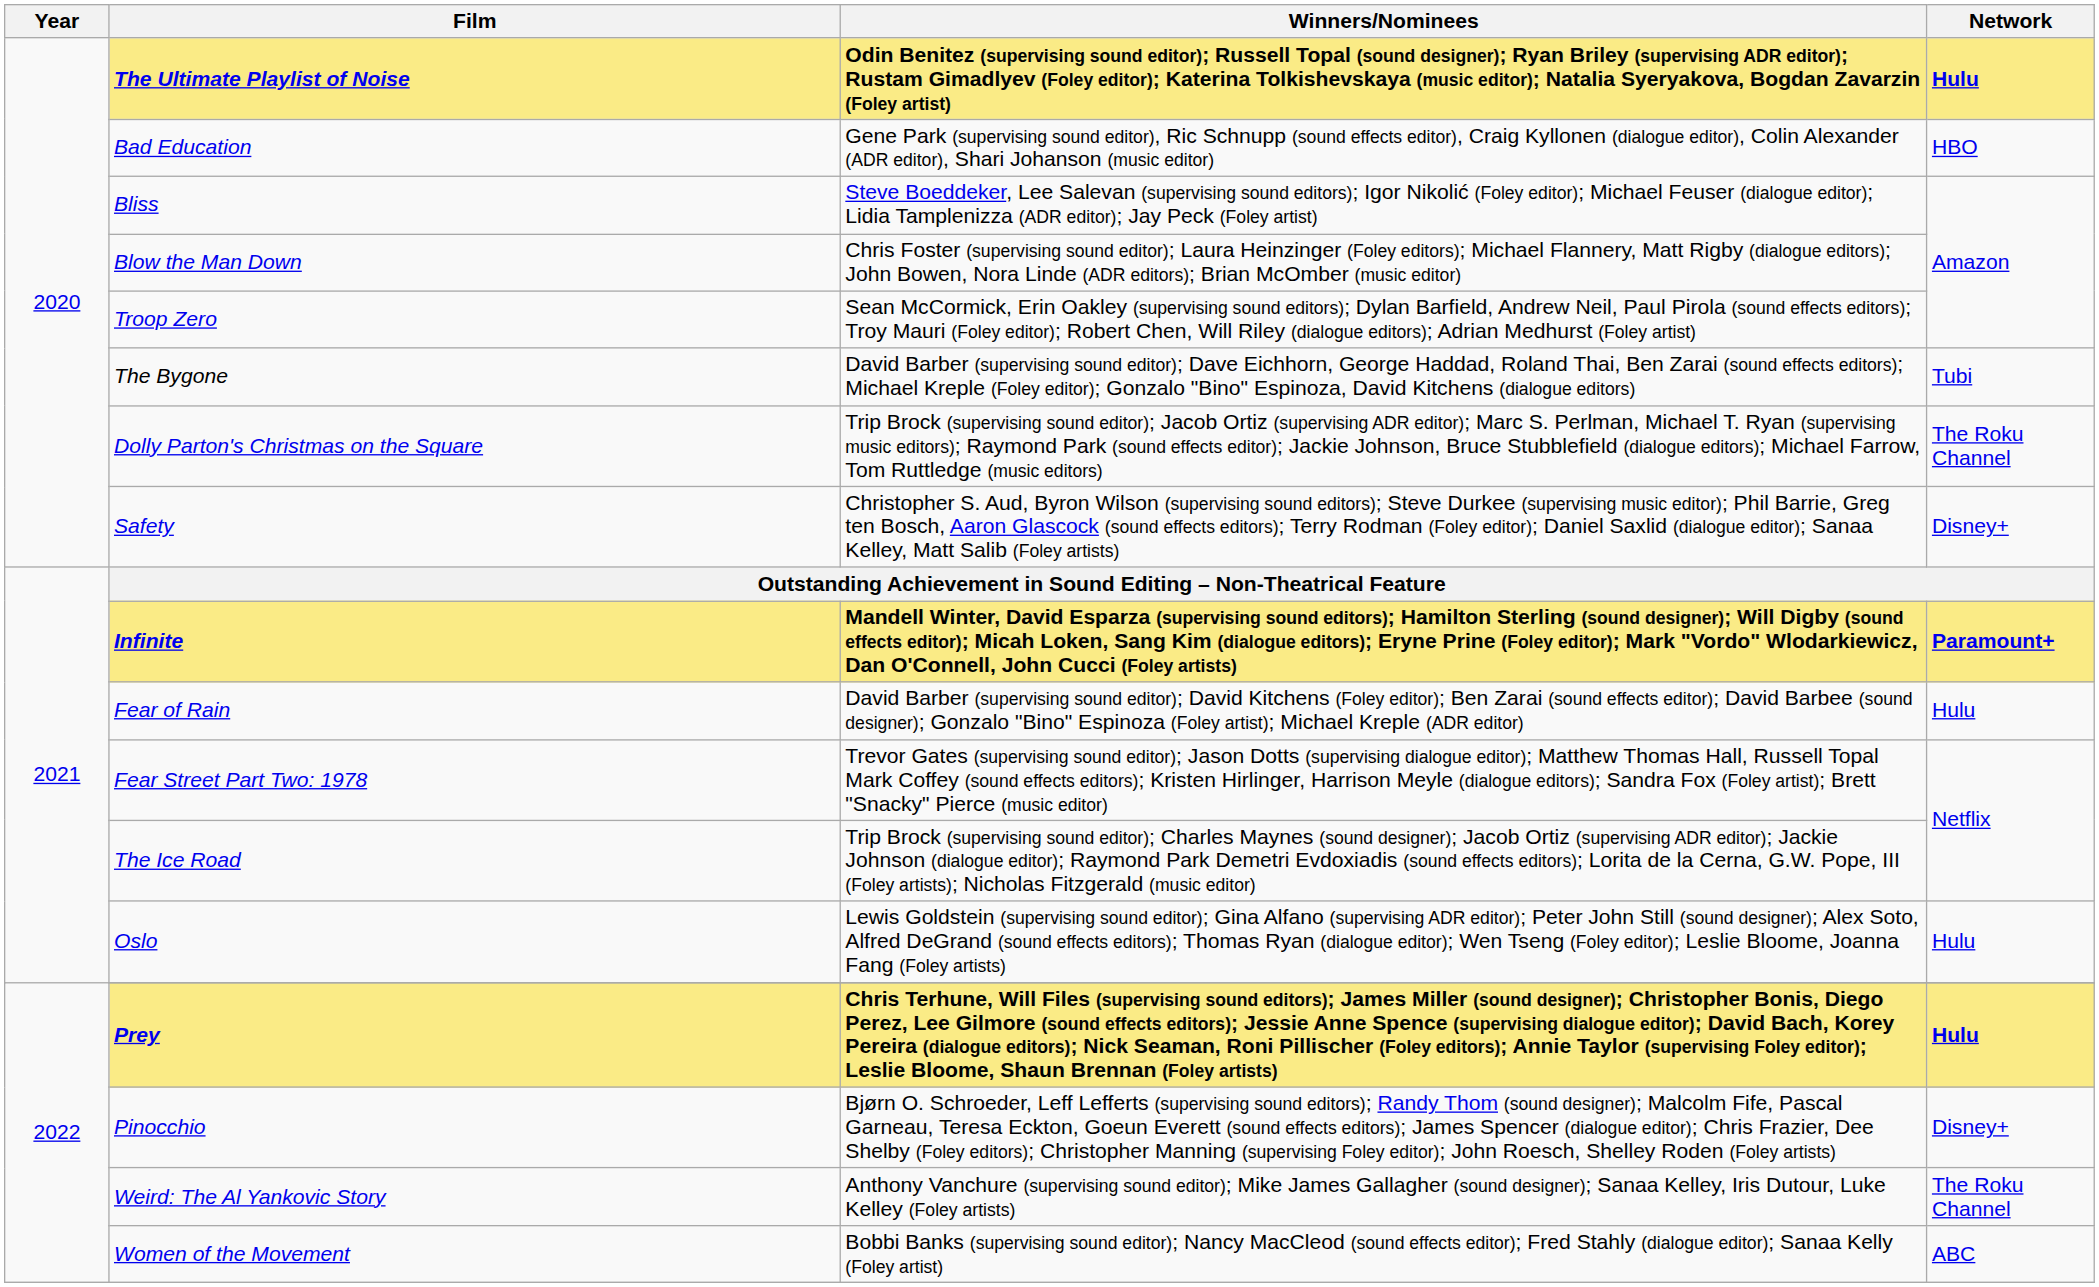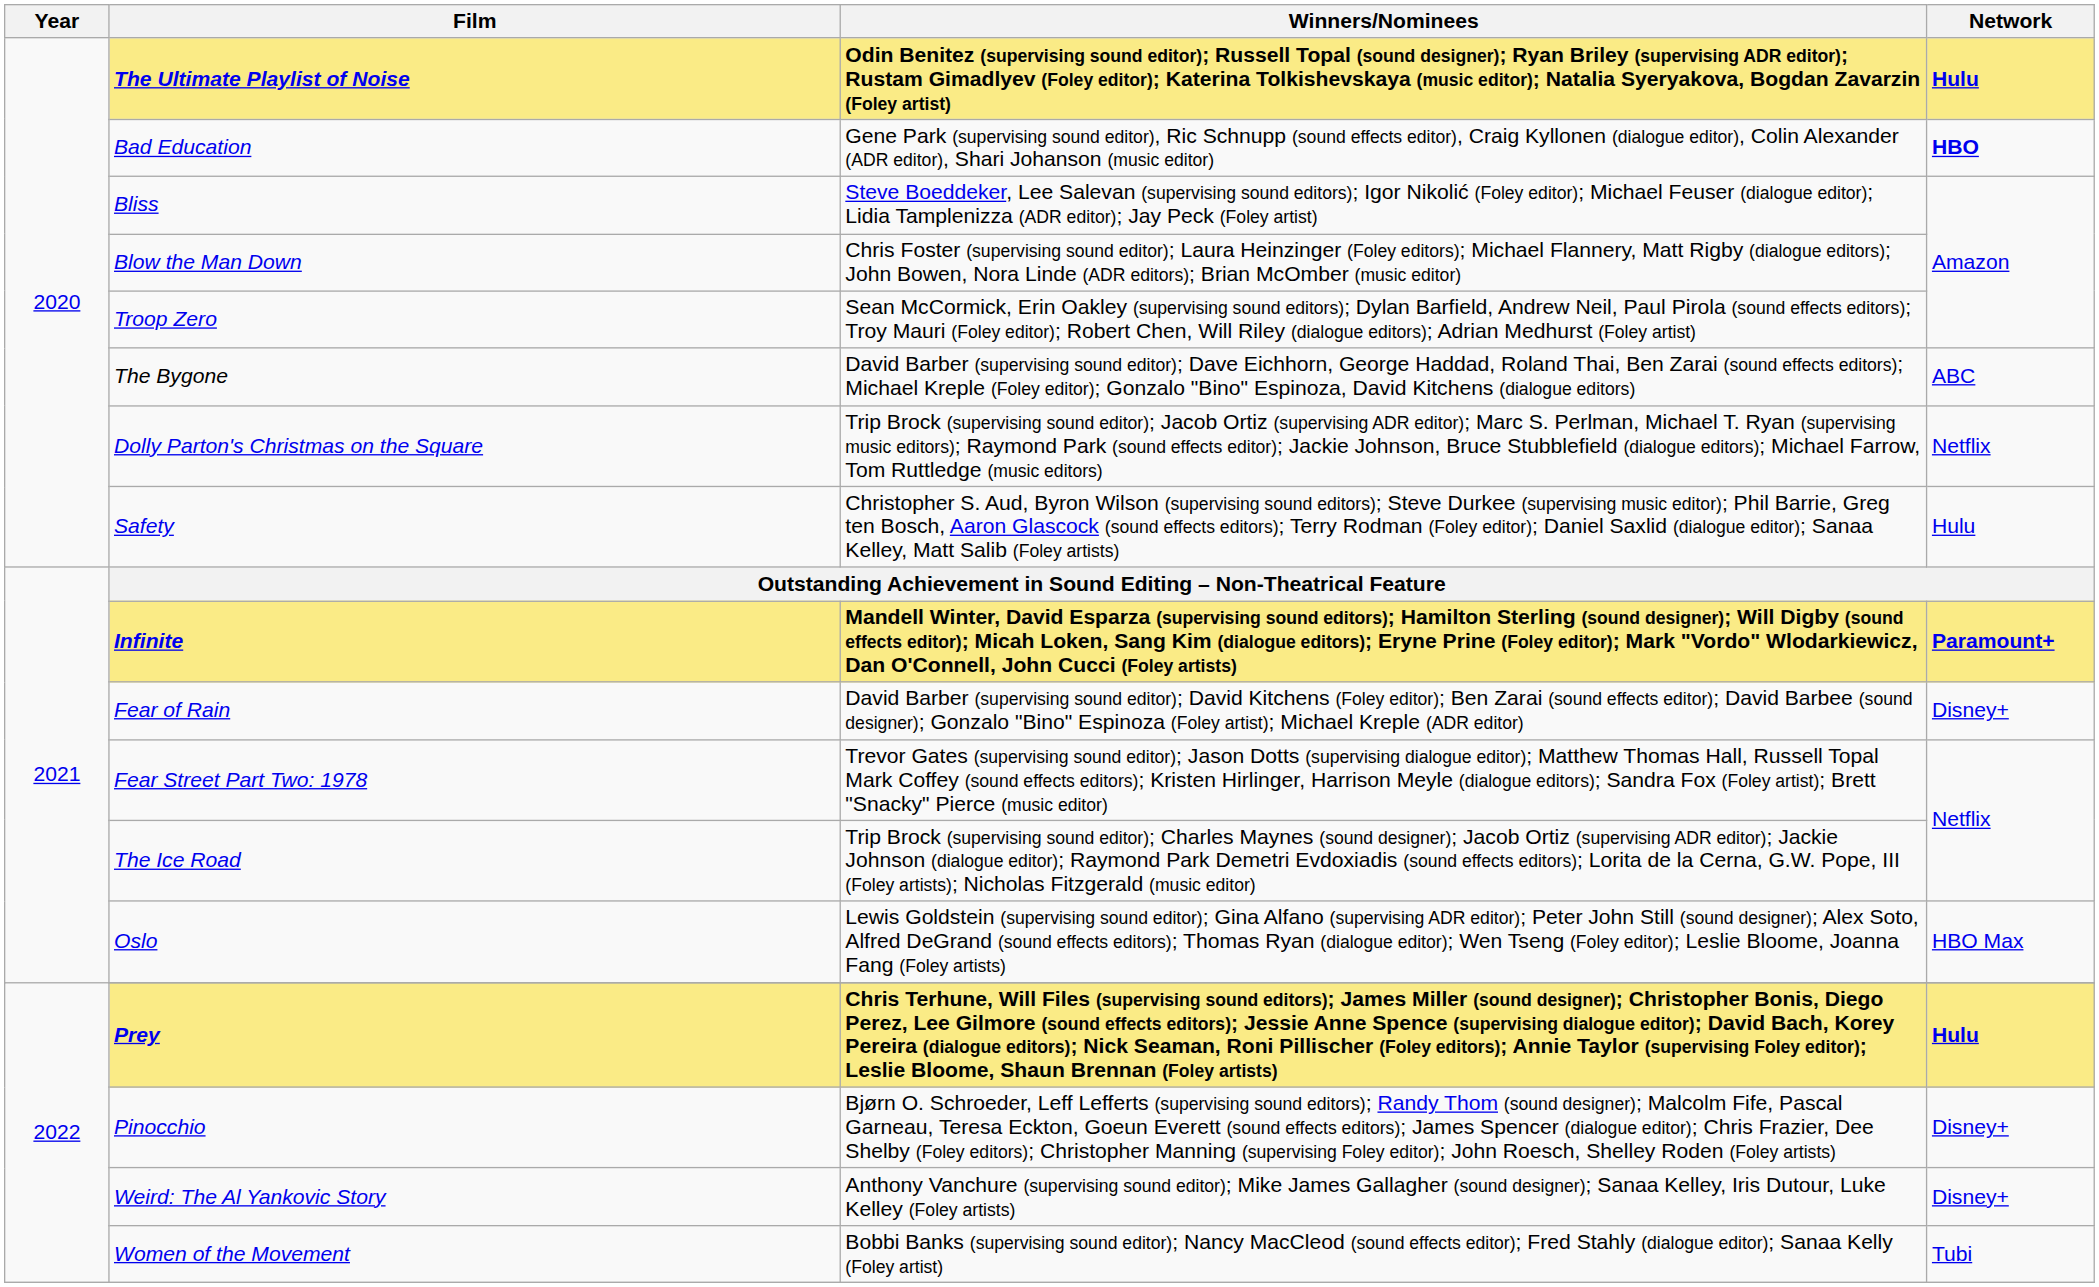(1955, 147) normal -> (1955, 147) bold
(1952, 376) Tubi -> (1954, 376) ABC
(1978, 445) The Roku Channel -> (1961, 445) Netflix
(1970, 526) Disney+ -> (1954, 526) Hulu
(1954, 710) Hulu -> (1970, 710) Disney+
(1954, 941) Hulu -> (1978, 941) HBO Max
(1978, 1196) The Roku Channel -> (1970, 1196) Disney+
(1954, 1253) ABC -> (1952, 1253) Tubi
